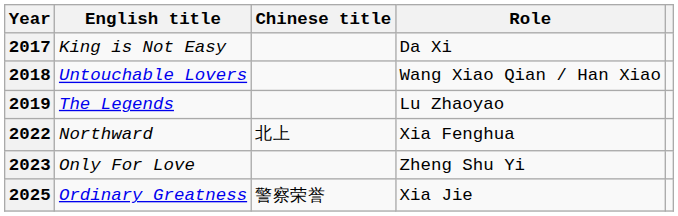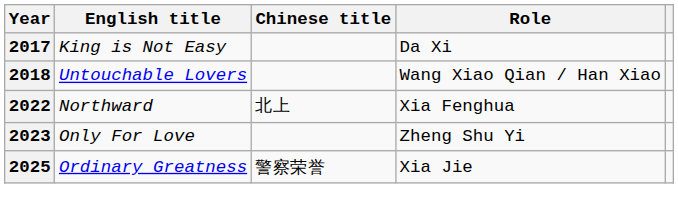- row: (30, 104)
